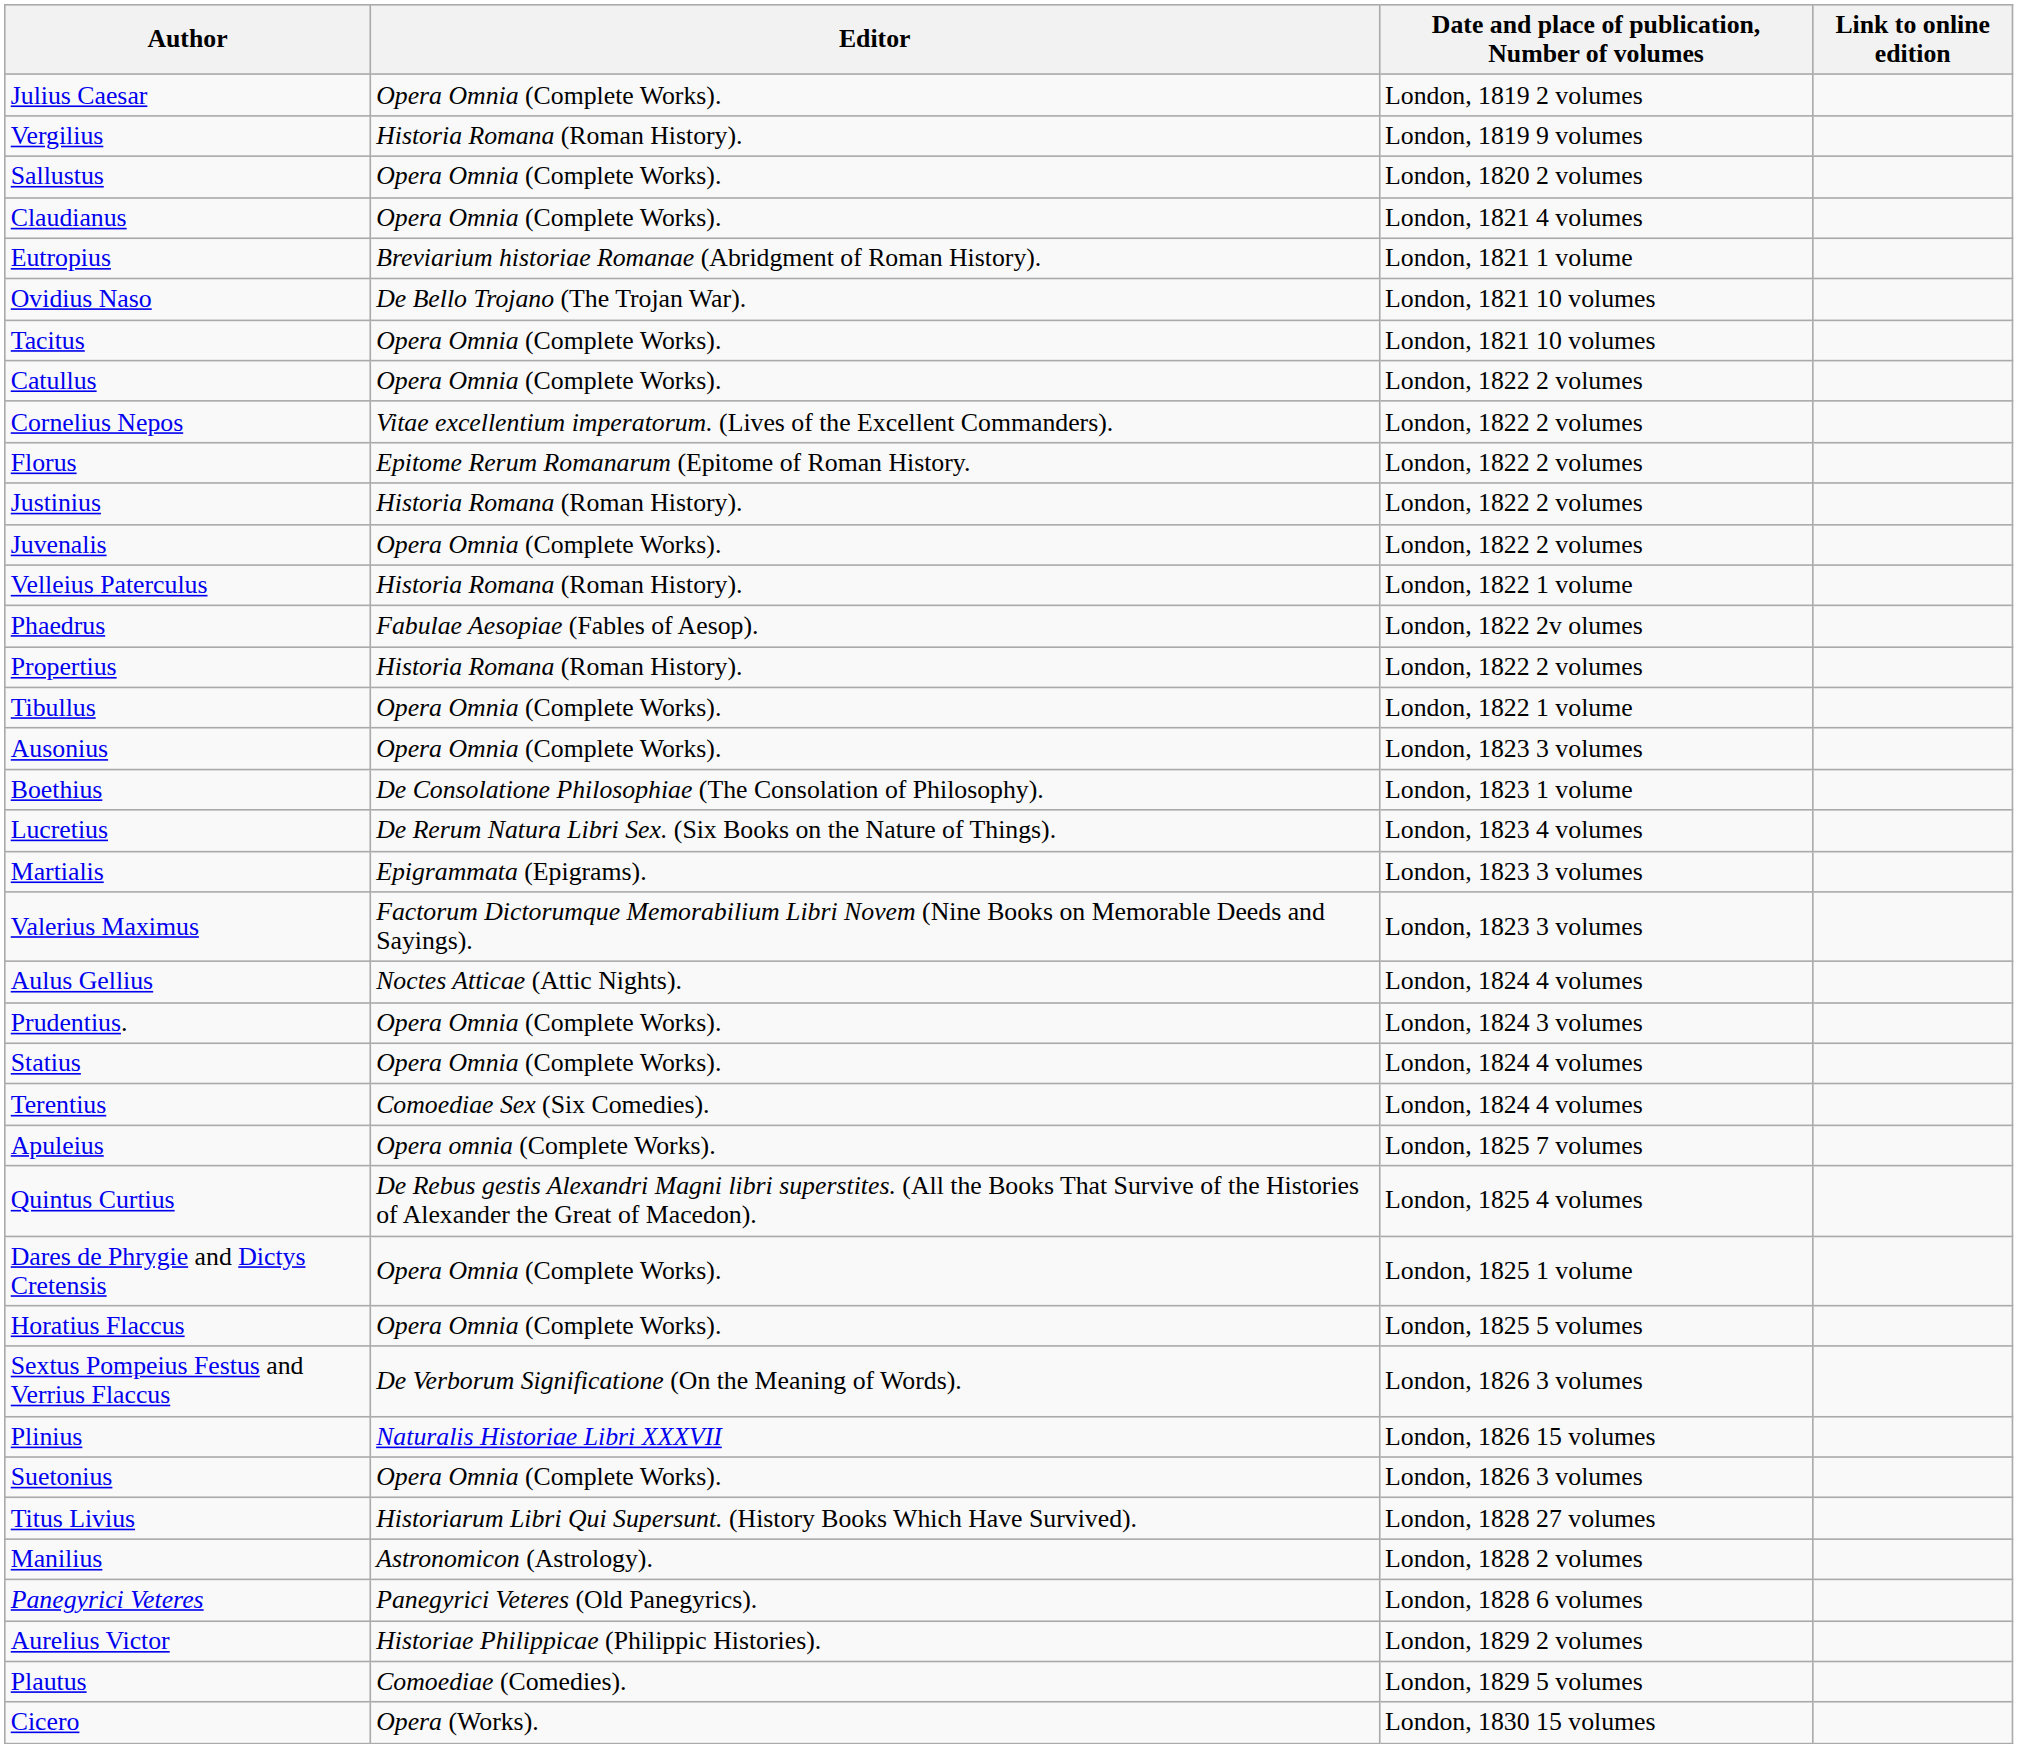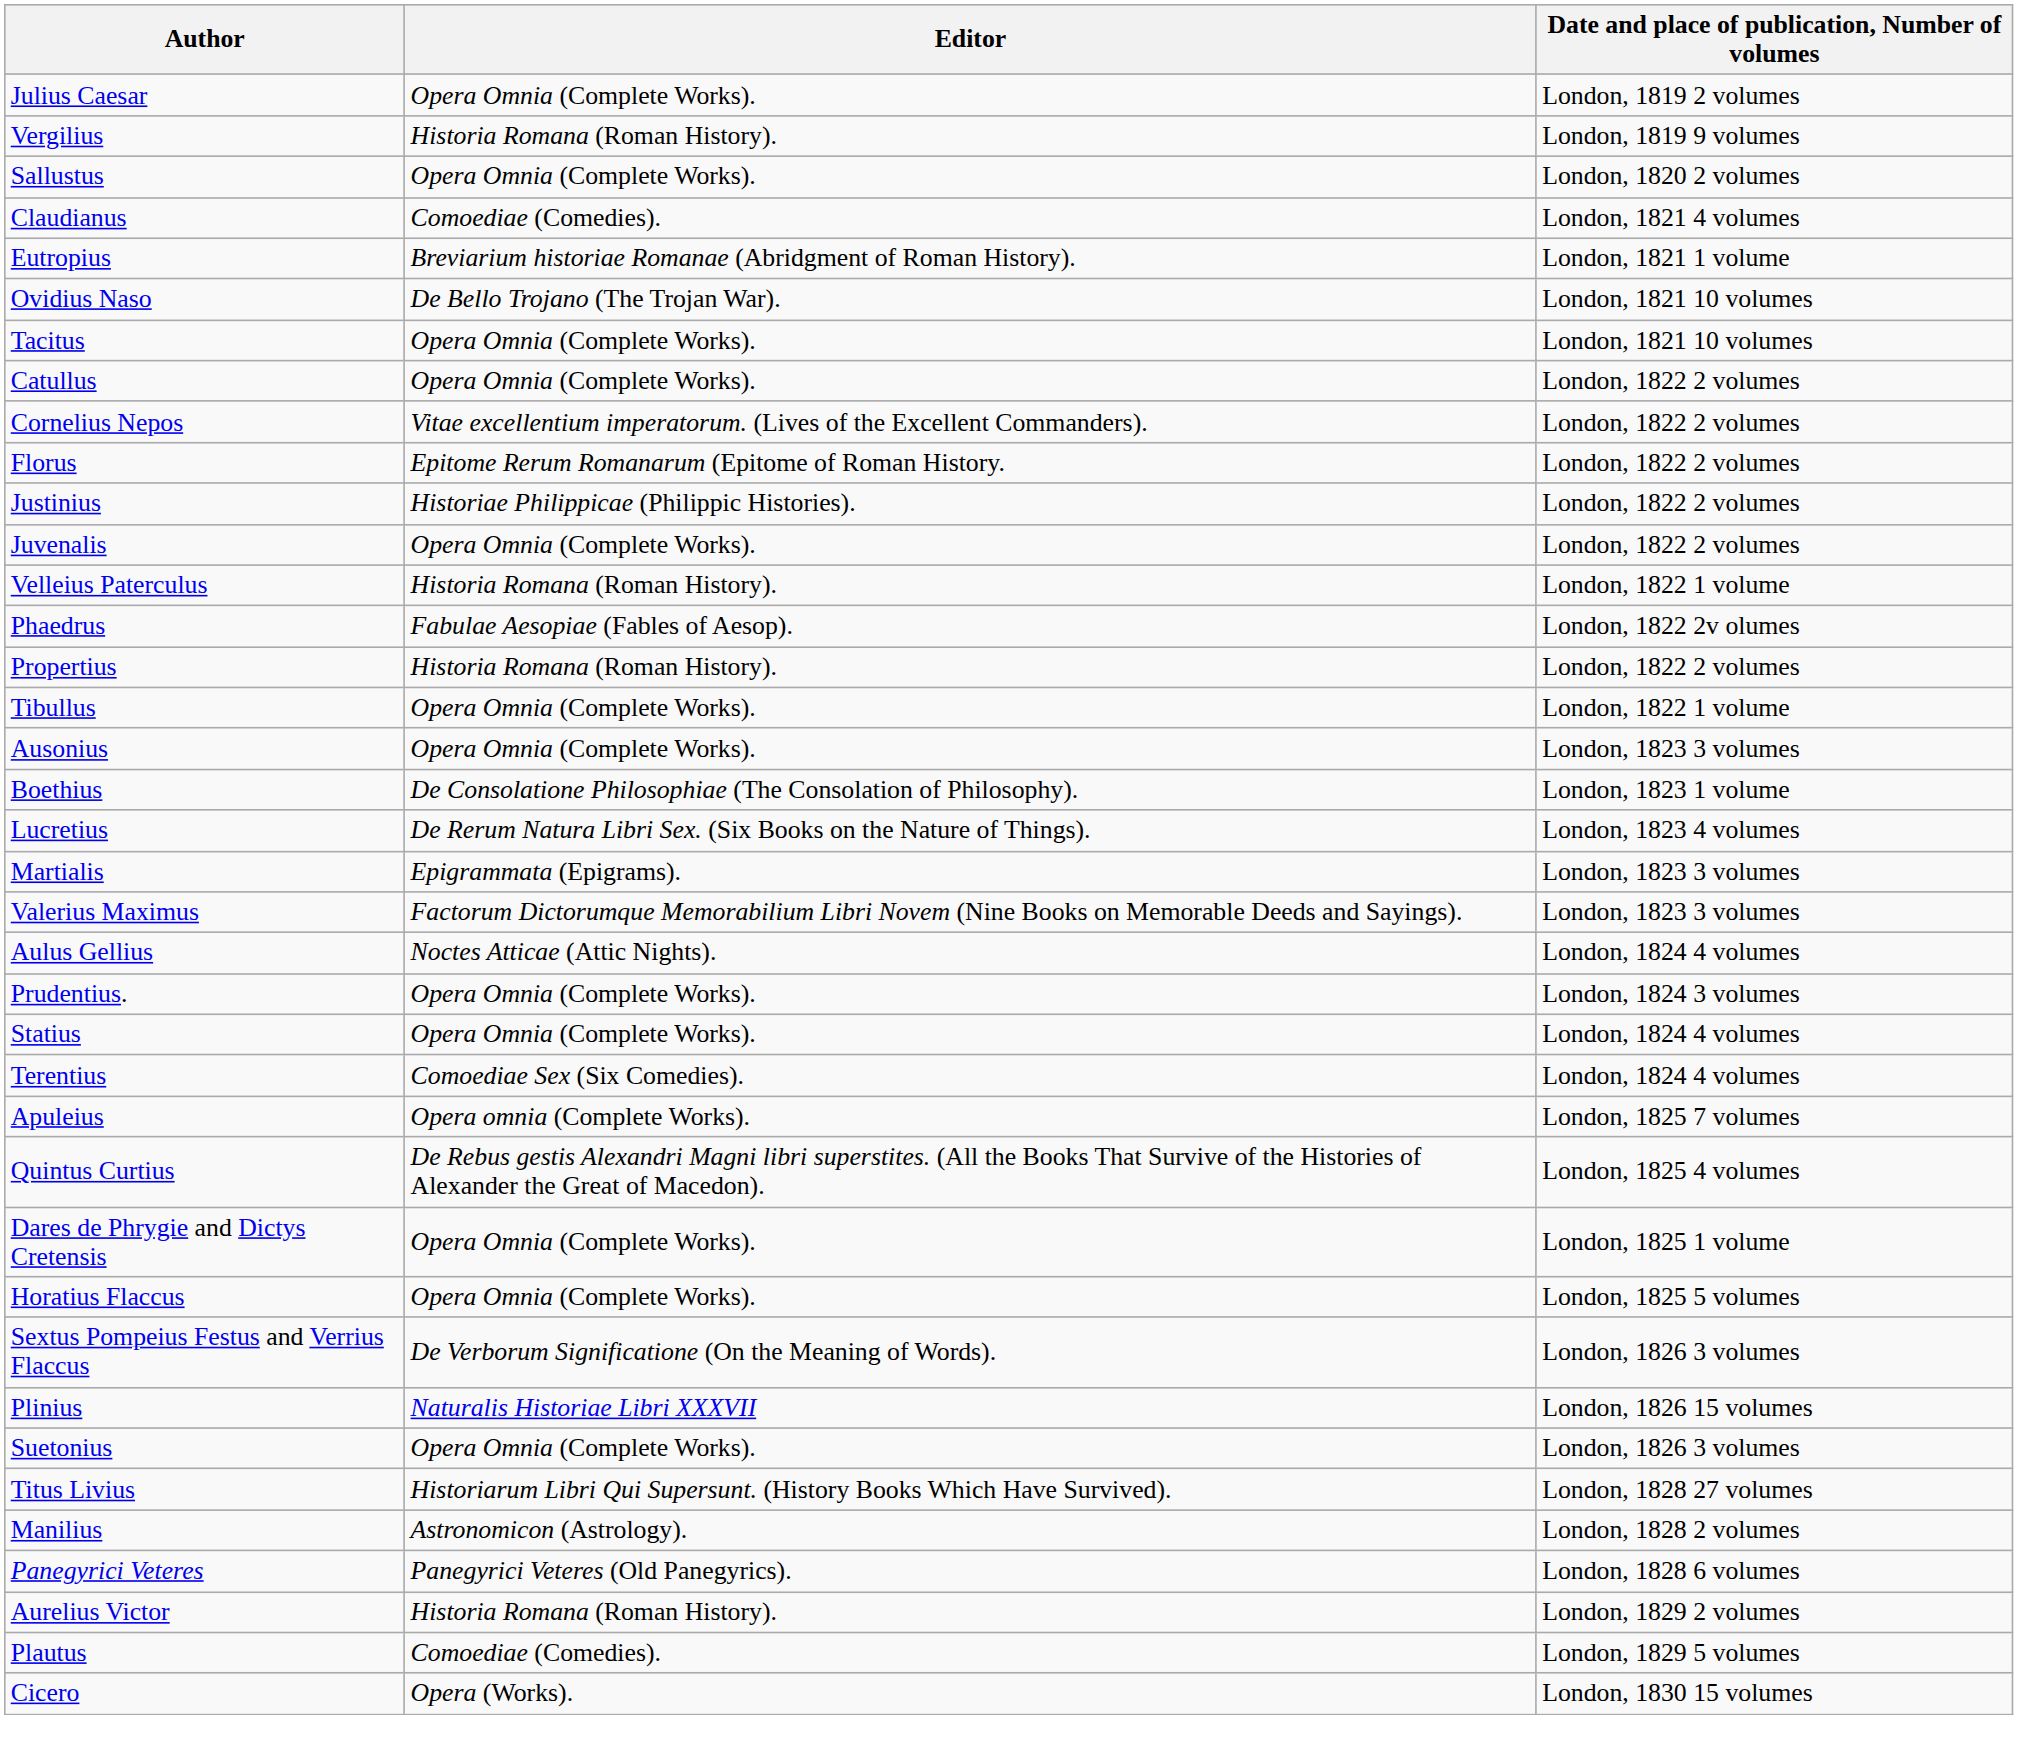- column: (1913, 39)
(549, 217) Opera Omnia (Complete Works). -> (536, 217) Comoediae (Comedies).
(559, 503) Historia Romana (Roman History). -> (633, 503) Historiae Philippicae (Philippic Histories).
(599, 1640) Historiae Philippicae (Philippic Histories). -> (594, 1611) Historia Romana (Roman History).
